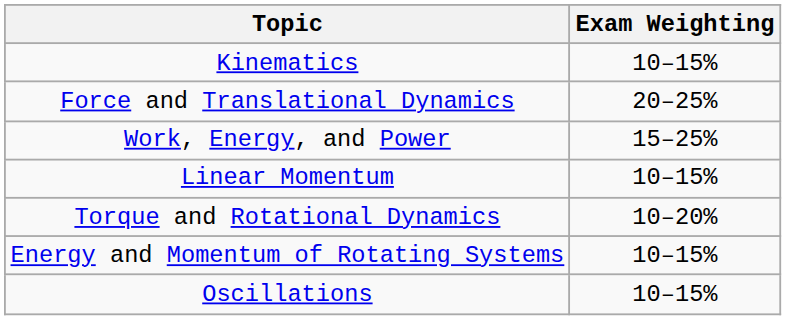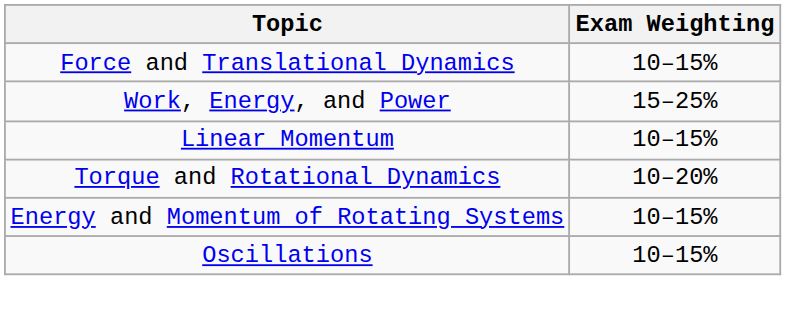- row: (287, 63)
(675, 101) 20–25% -> (675, 63) 10–15%
